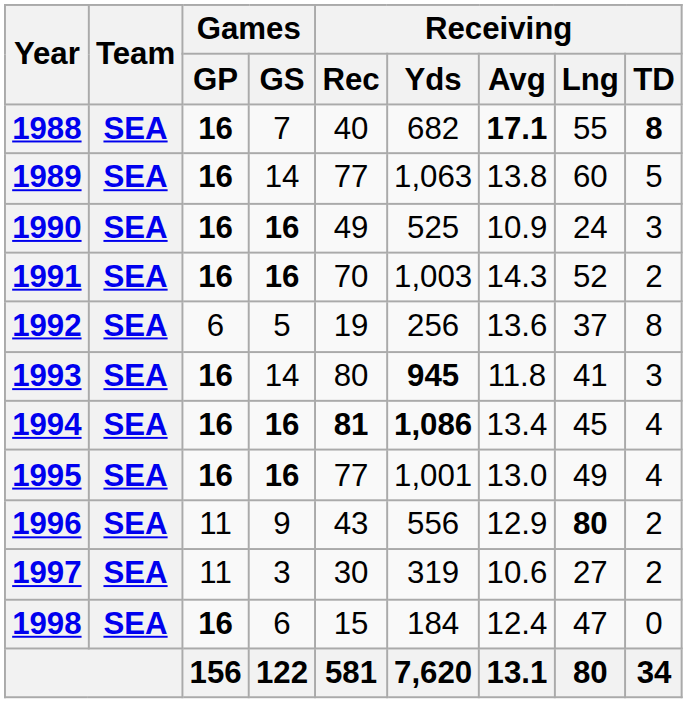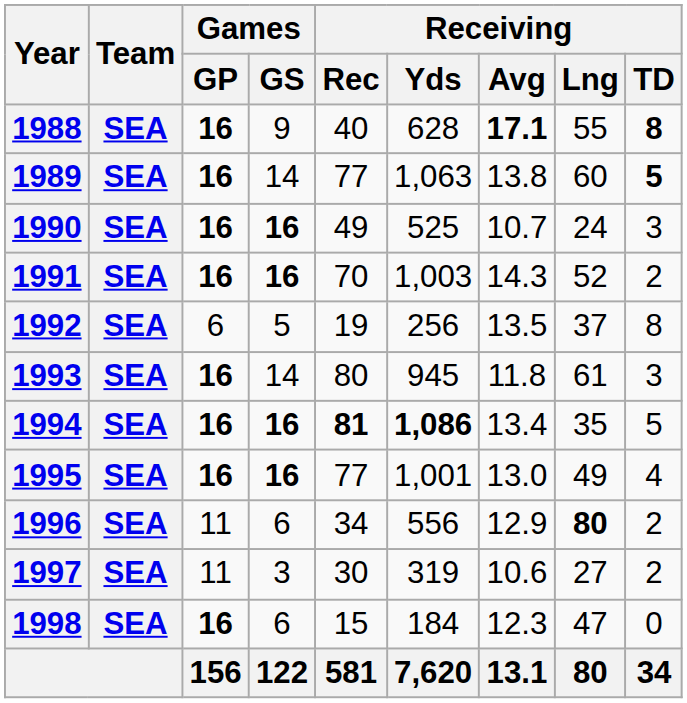(282, 128) 7 -> (282, 128) 9
(433, 128) 682 -> (433, 128) 628
(654, 177) normal -> (654, 177) bold
(517, 227) 10.9 -> (517, 227) 10.7
(517, 326) 13.6 -> (517, 326) 13.5
(433, 375) bold -> (433, 375) normal
(590, 375) 41 -> (590, 375) 61
(590, 425) 45 -> (590, 425) 35
(654, 425) 4 -> (654, 425) 5
(282, 524) 9 -> (282, 524) 6
(351, 524) 43 -> (351, 524) 34
(517, 623) 12.4 -> (517, 623) 12.3
